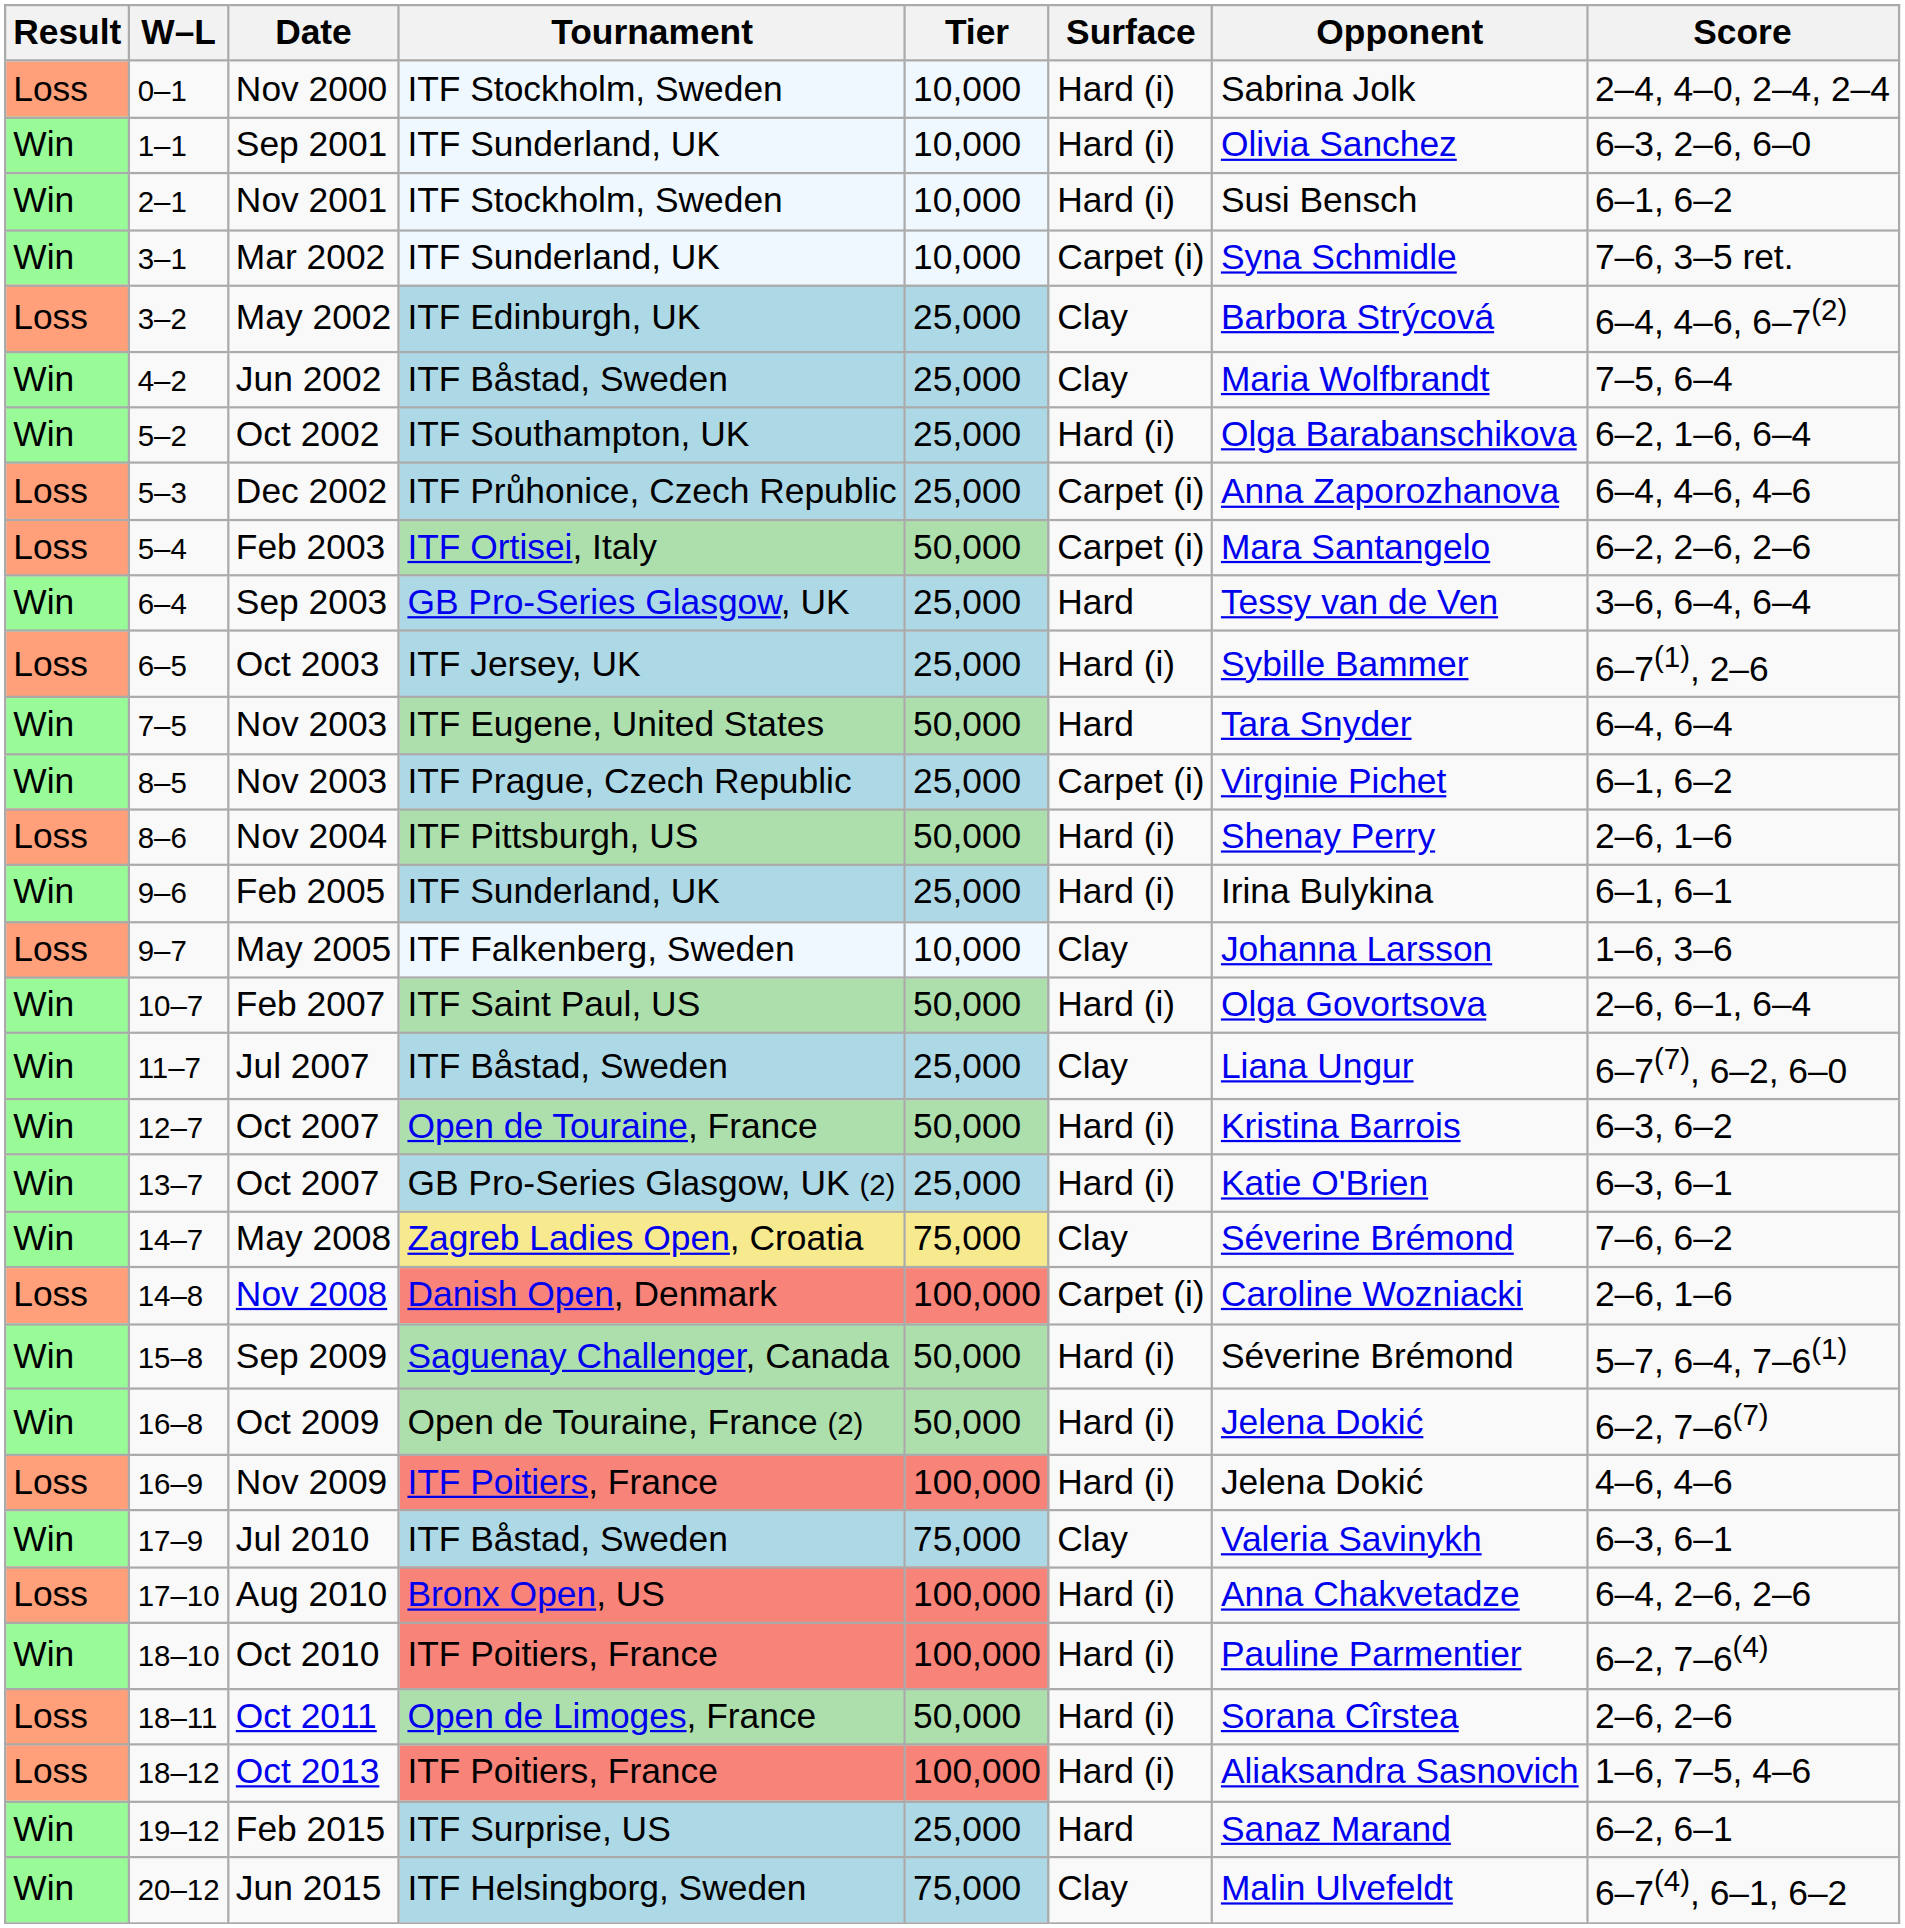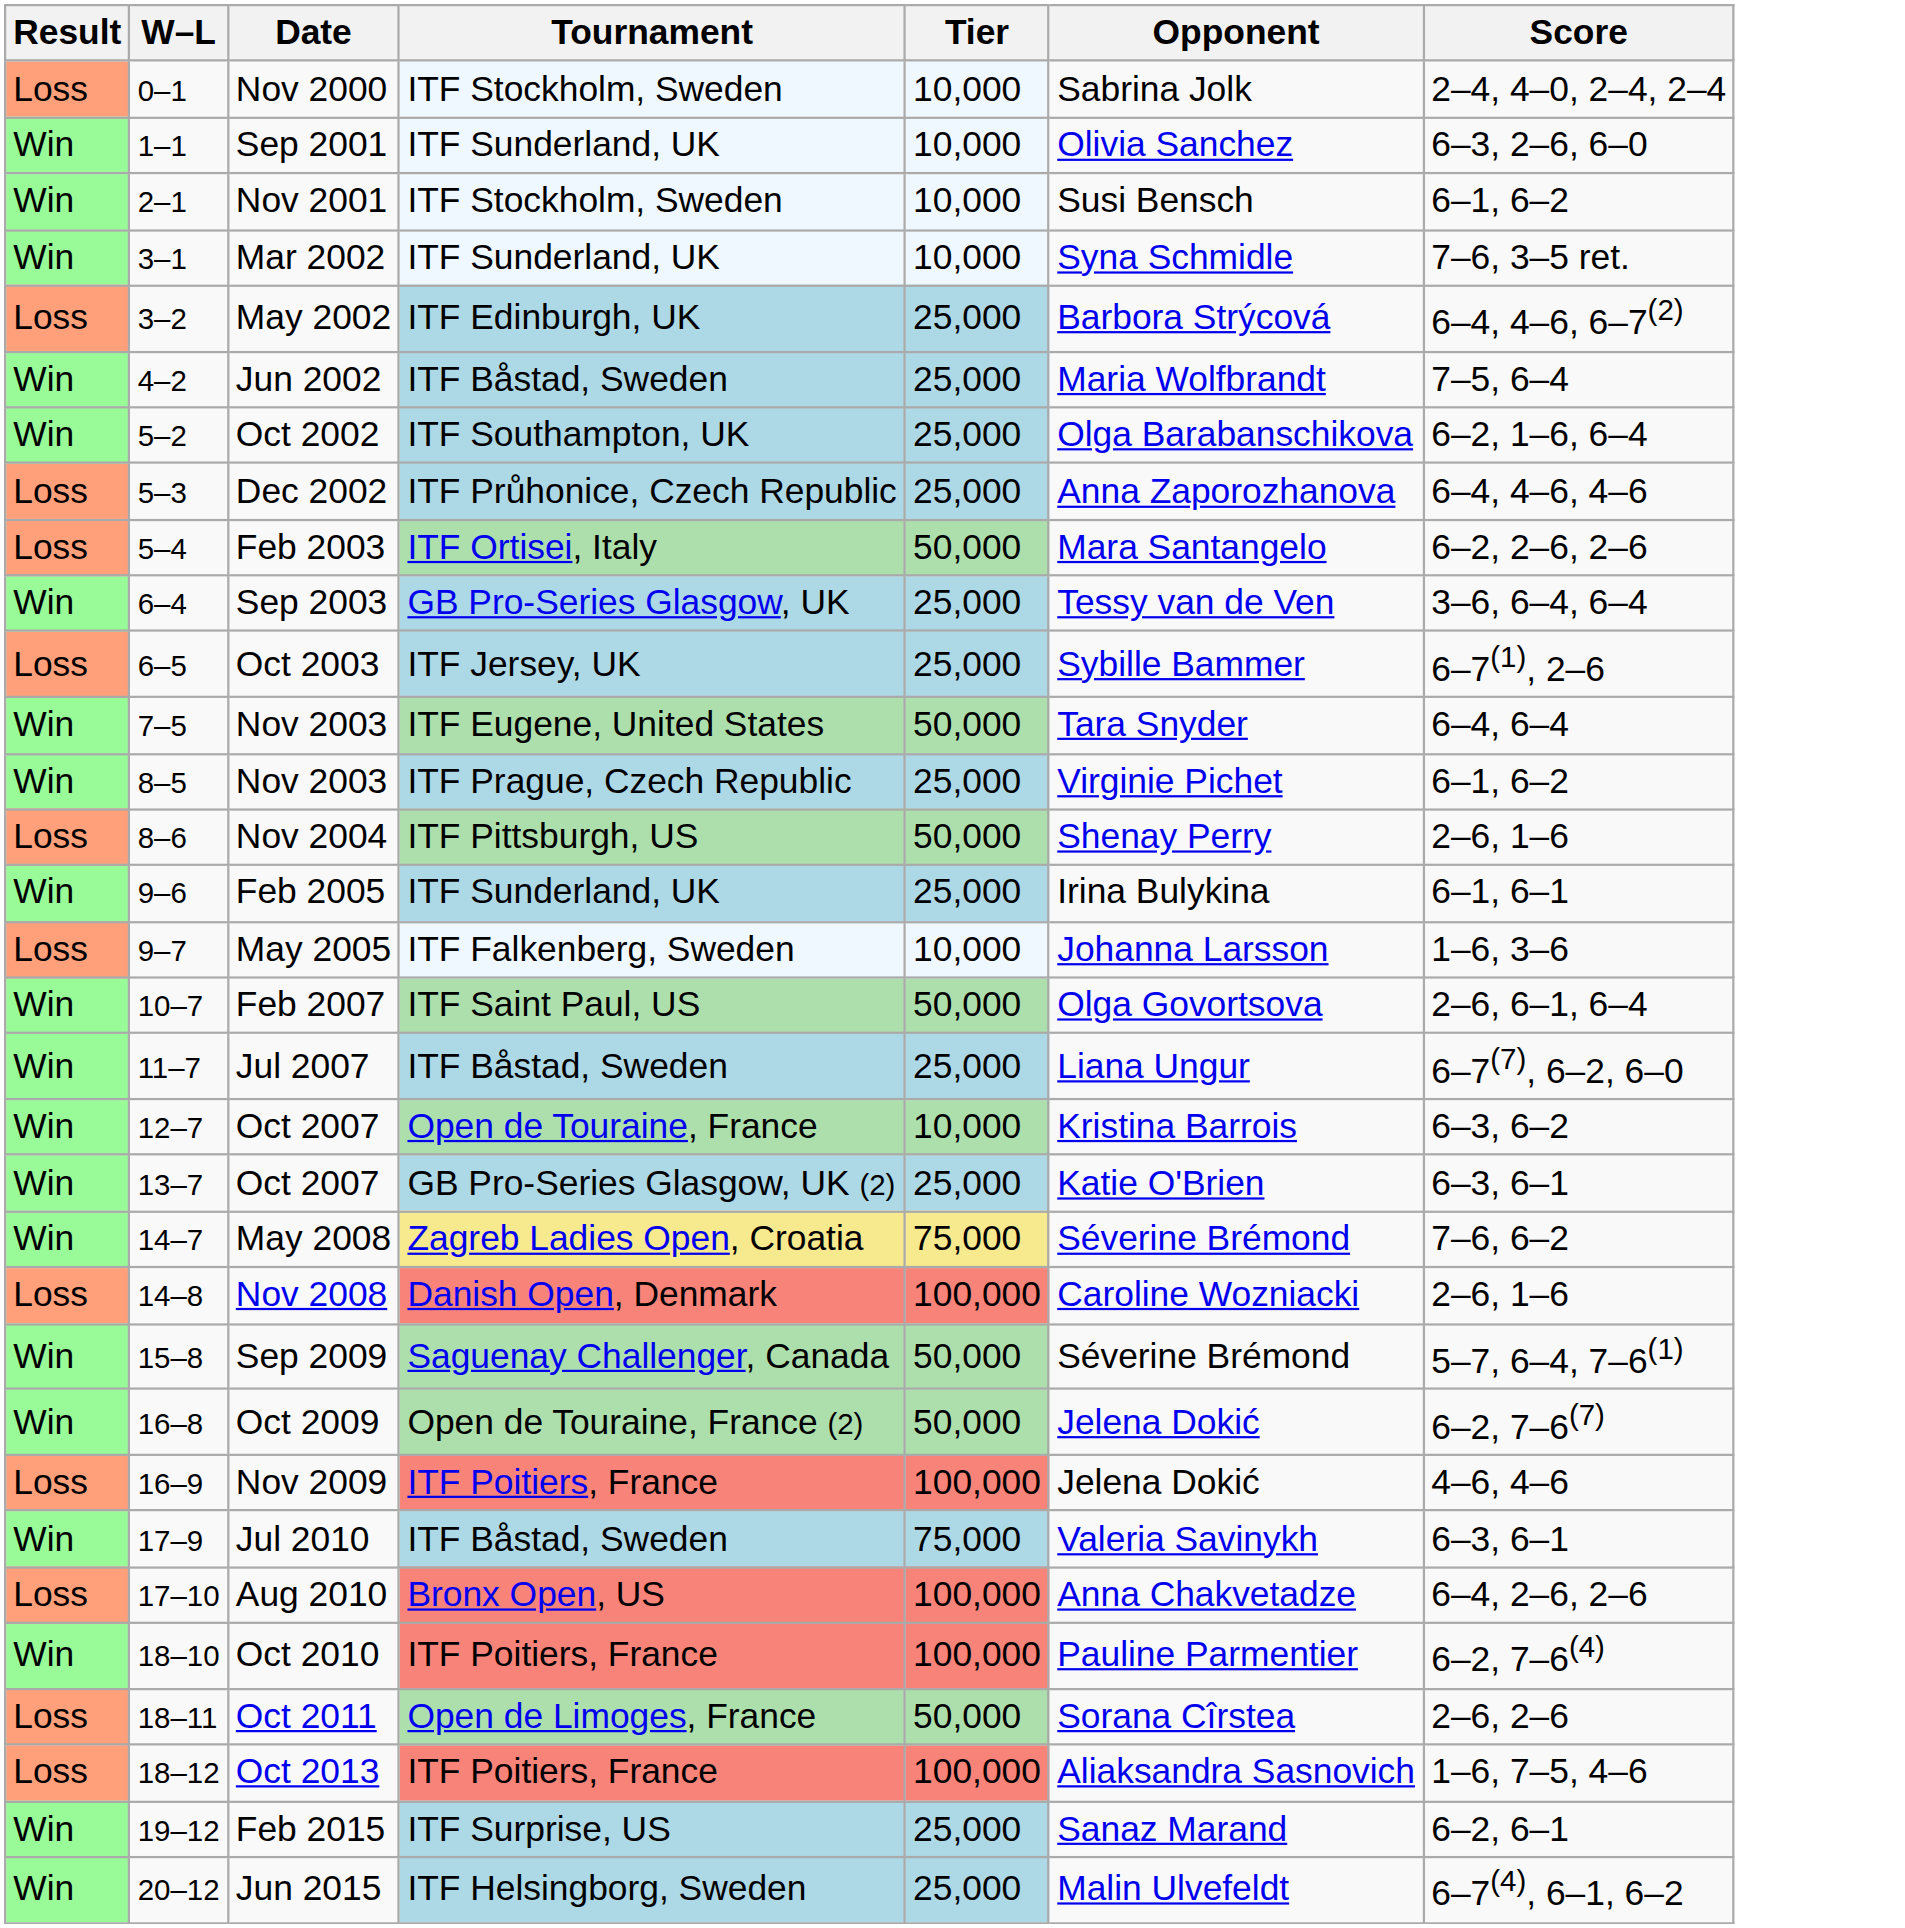- column: (1131, 32)
(967, 1126) 50,000 -> (967, 1126) 10,000
(967, 1889) 75,000 -> (967, 1889) 25,000
